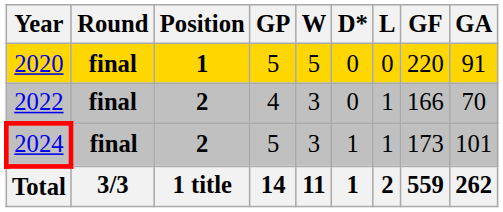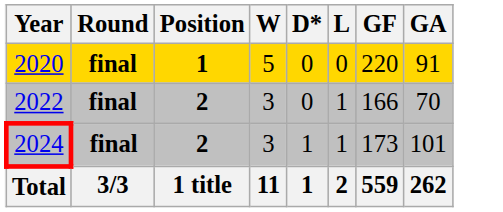- column: (273, 24)
